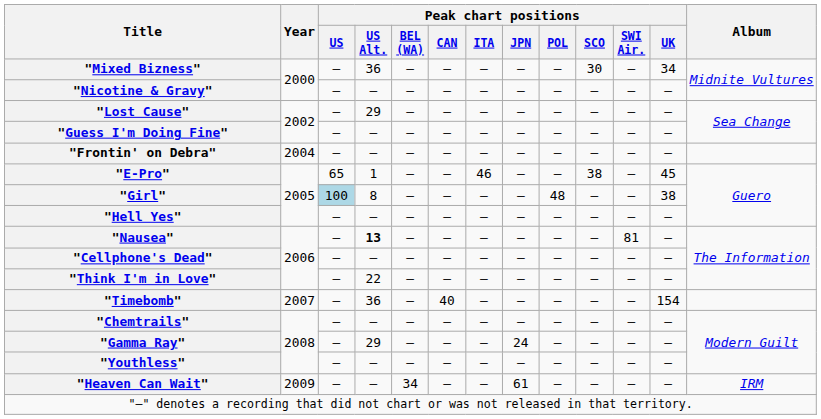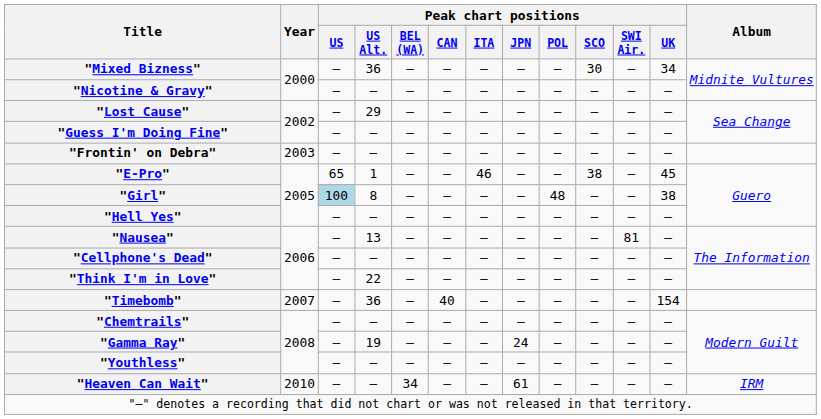(299, 153) 2004 -> (299, 153) 2003
(373, 237) bold -> (373, 237) normal
(373, 342) 29 -> (373, 342) 19
(299, 384) 2009 -> (299, 384) 2010
